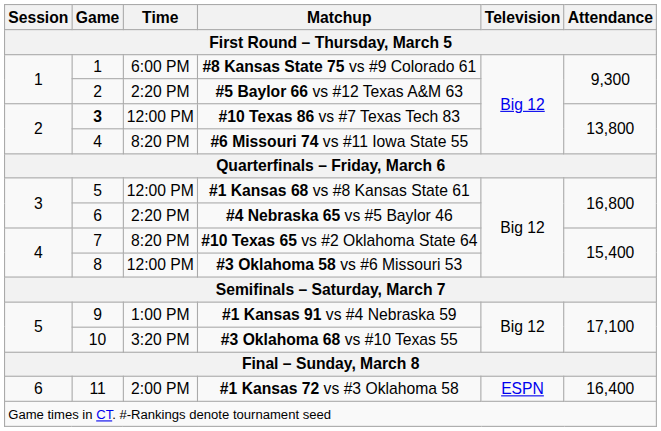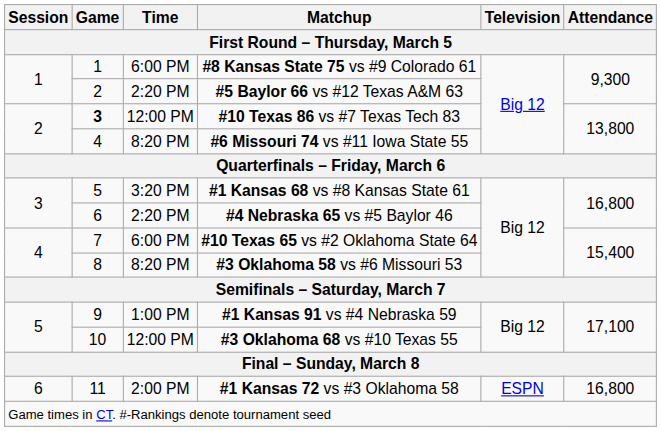(160, 191) 12:00 PM -> (160, 191) 3:20 PM
(160, 241) 8:20 PM -> (160, 241) 6:00 PM
(160, 265) 12:00 PM -> (160, 265) 8:20 PM
(160, 340) 3:20 PM -> (160, 340) 12:00 PM
(610, 389) 16,400 -> (610, 389) 16,800
